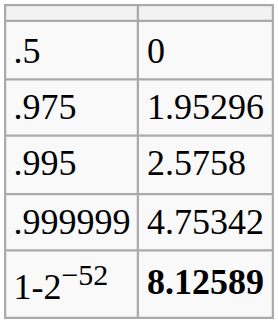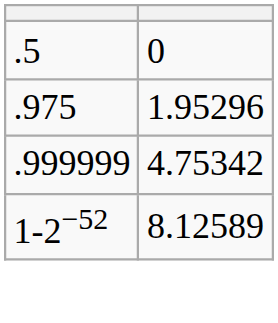- row: (45, 163)
(206, 282) bold -> (206, 225) normal
